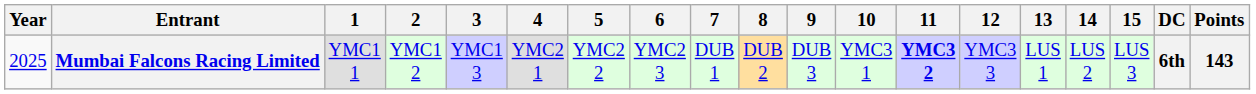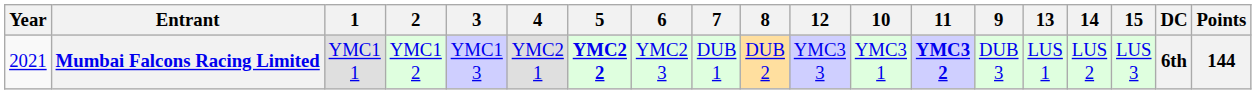columns swapped: (812, 19) <-> (990, 19)
(28, 61) 2025 -> (28, 61) 2021
(599, 61) normal -> (600, 61) bold
(1219, 61) 143 -> (1221, 61) 144
